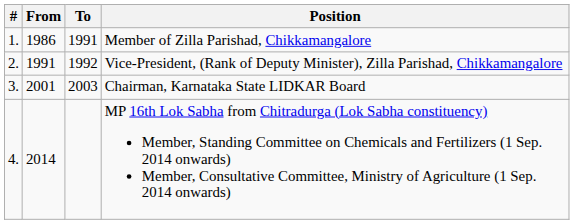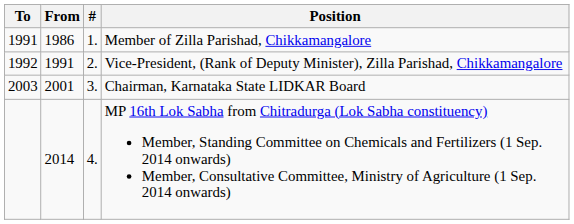columns swapped: (13, 16) <-> (83, 16)
